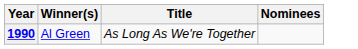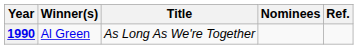+ column: (338, 14)
